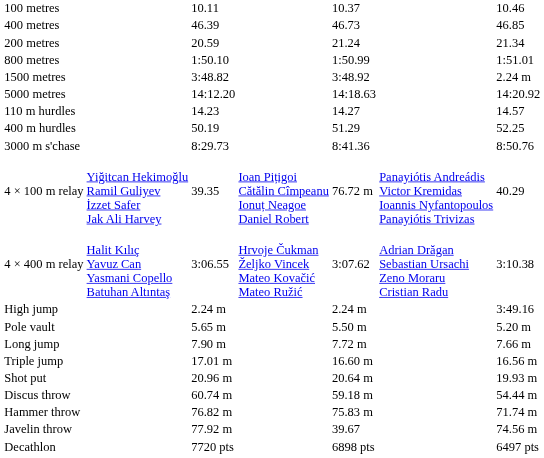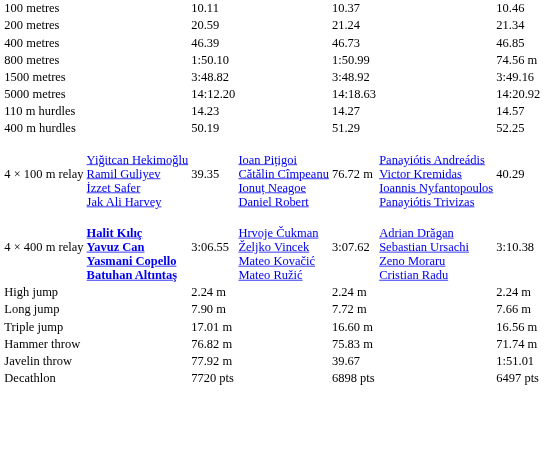rows swapped: (32, 42) <-> (32, 25)
(515, 59) 1:51.01 -> (517, 59) 74.56 m
(514, 77) 2.24 m -> (515, 77) 3:49.16
- row: (42, 145)
(129, 271) normal -> (132, 254) bold
(515, 309) 3:49.16 -> (514, 292) 2.24 m
- row: (29, 326)
- row: (25, 378)
- row: (37, 395)
(517, 429) 74.56 m -> (515, 361) 1:51.01
